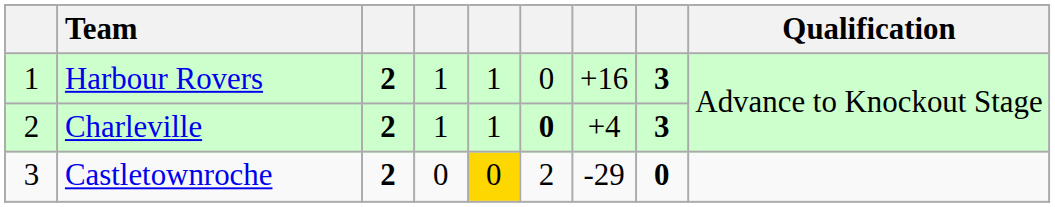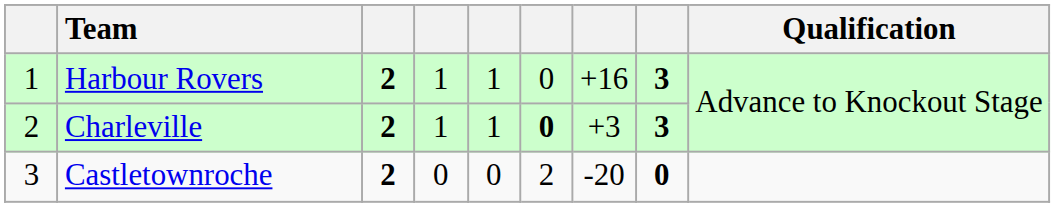(604, 126) +4 -> (604, 126) +3
(494, 175) gold background -> (494, 175) no background
(604, 175) -29 -> (604, 175) -20
